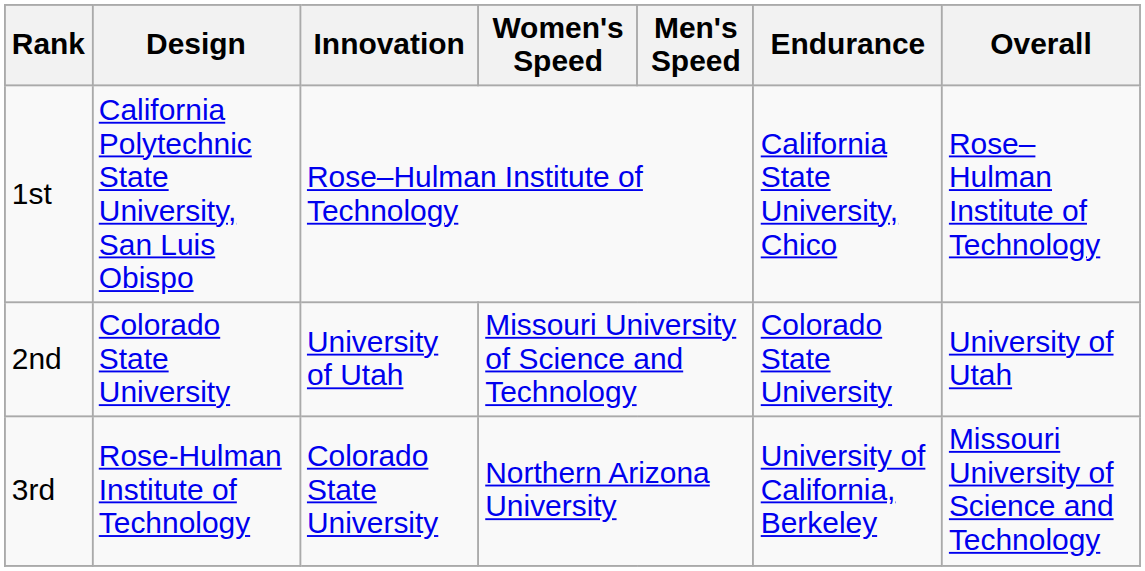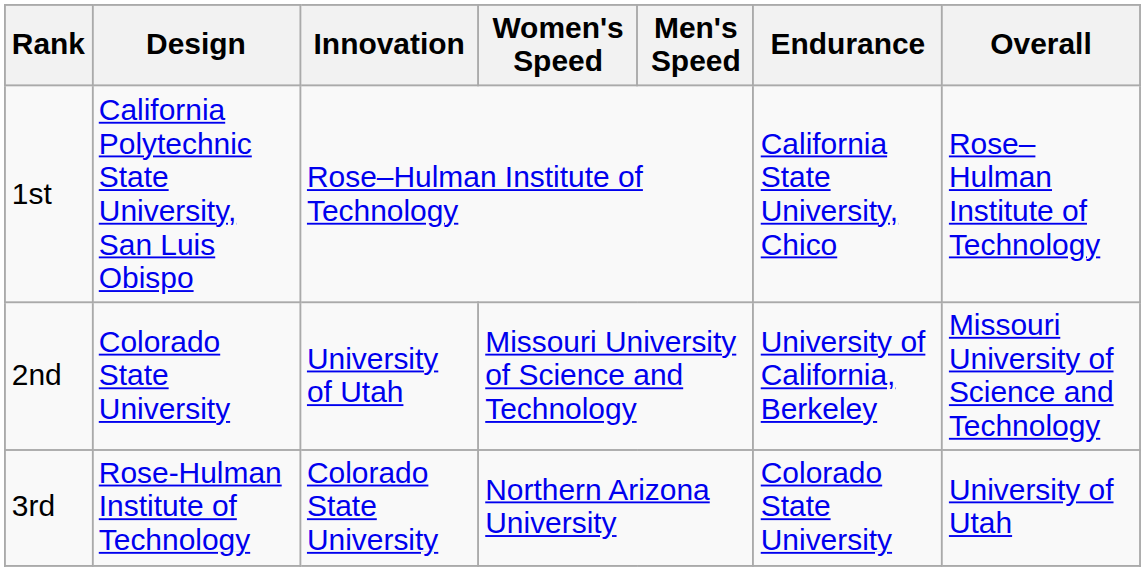(826, 358) Colorado State University -> (843, 375) University of California, Berkeley
(1031, 358) University of Utah -> (1031, 375) Missouri University of Science and Technology
(843, 490) University of California, Berkeley -> (826, 507) Colorado State University
(1031, 490) Missouri University of Science and Technology -> (1031, 507) University of Utah
